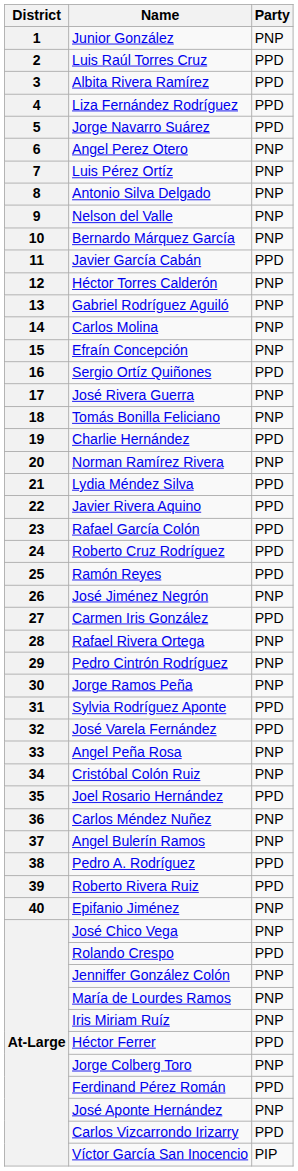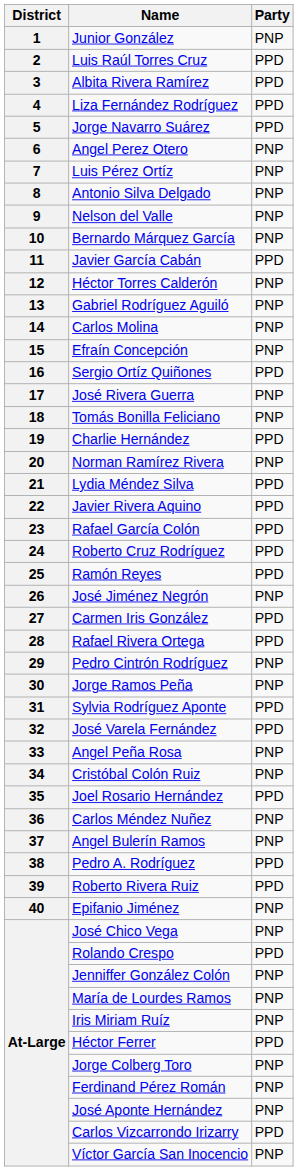(269, 640) PNP -> (269, 640) PPD
(269, 1087) PPD -> (269, 1087) PNP
(266, 1154) PIP -> (269, 1154) PNP
